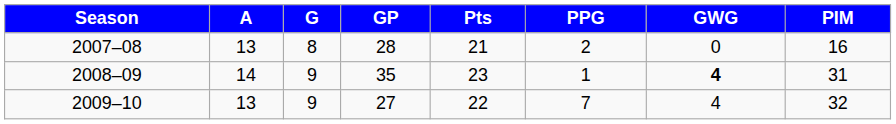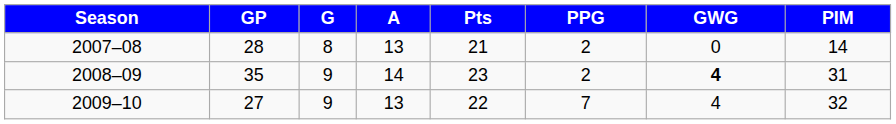columns swapped: (386, 18) <-> (246, 18)
(838, 47) 16 -> (838, 47) 14
(586, 75) 1 -> (586, 75) 2
